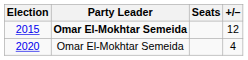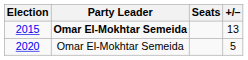(233, 30) 12 -> (233, 30) 13
(233, 47) 4 -> (233, 47) 5
